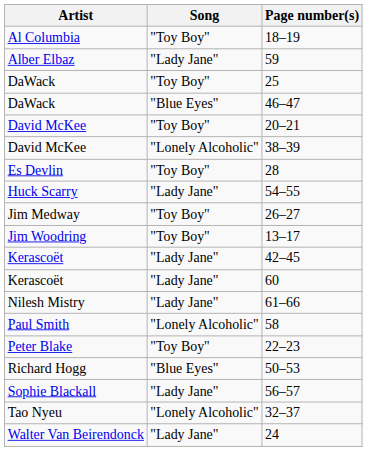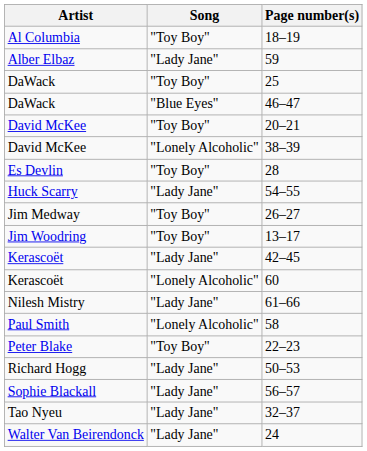(184, 280) "Lady Jane" -> (204, 280) "Lonely Alcoholic"
(184, 368) "Blue Eyes" -> (184, 368) "Lady Jane"
(204, 412) "Lonely Alcoholic" -> (184, 412) "Lady Jane"
